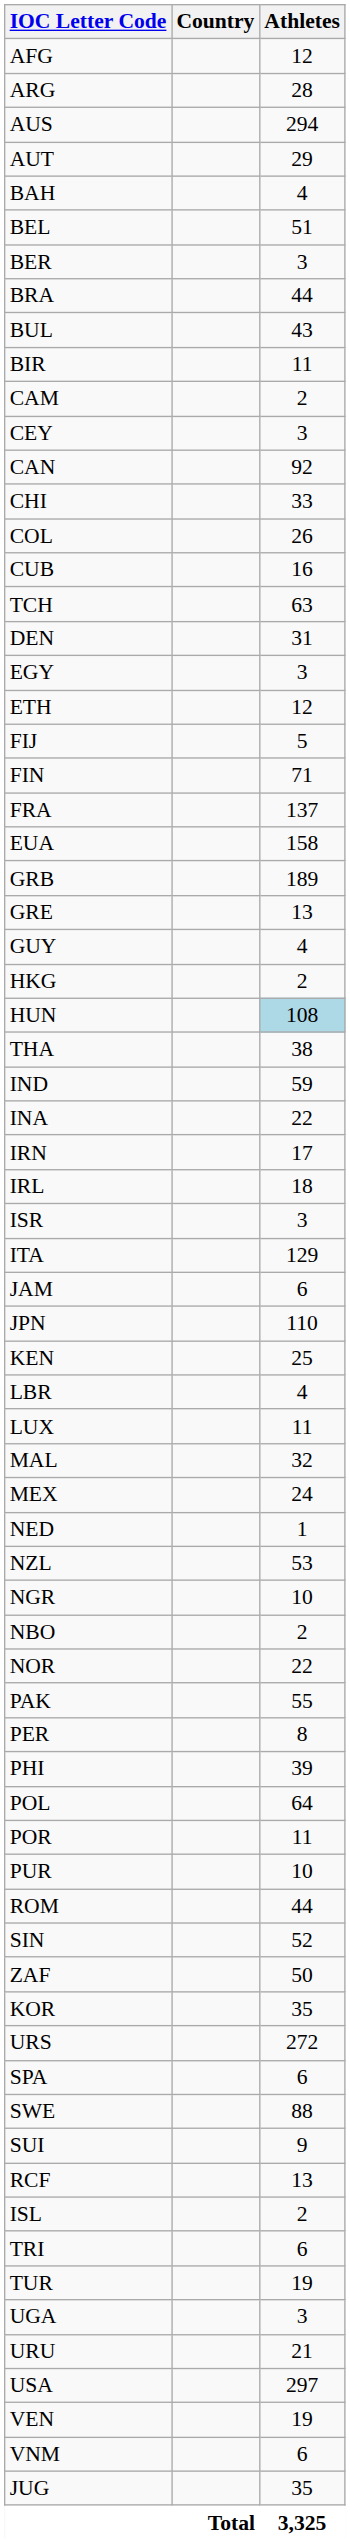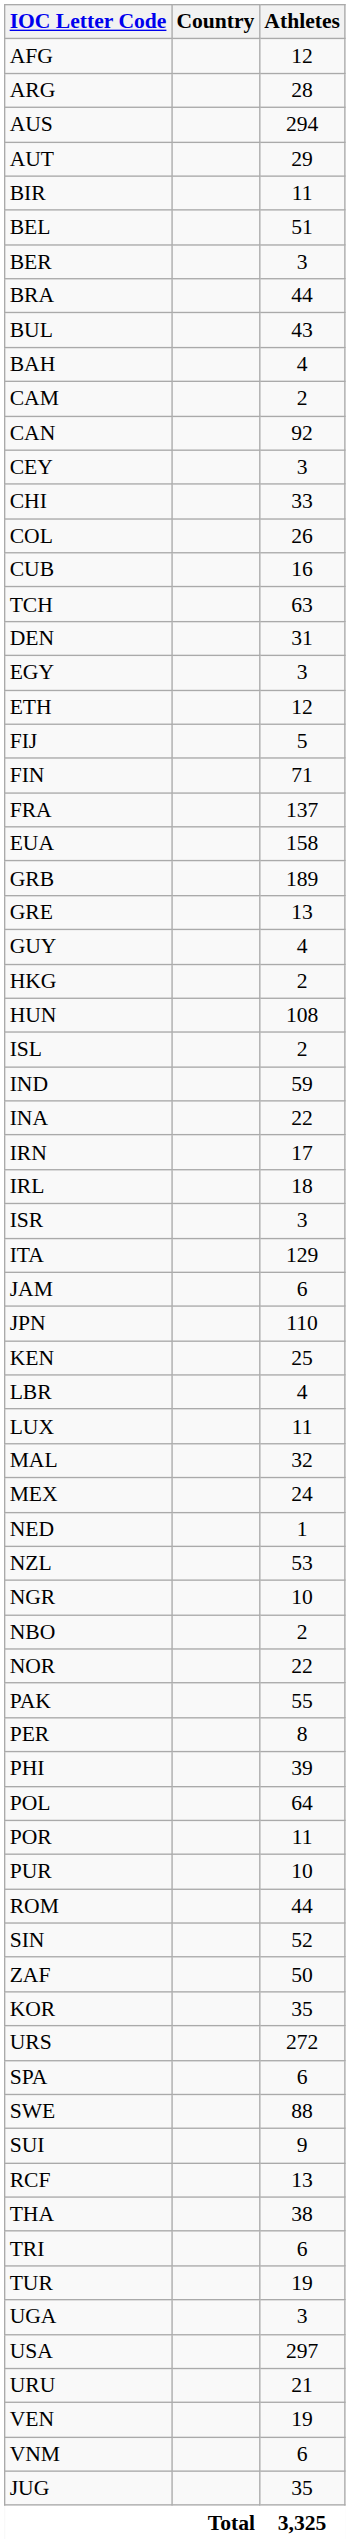rows swapped: (32, 192) <-> (28, 364)
rows swapped: (32, 466) <-> (31, 432)
(302, 1015) lightblue background -> (302, 1015) no background
rows swapped: (26, 2214) <-> (32, 1049)
rows swapped: (31, 2385) <-> (32, 2351)
